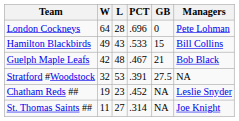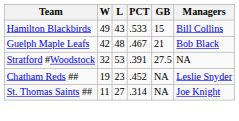- row: (43, 28)
